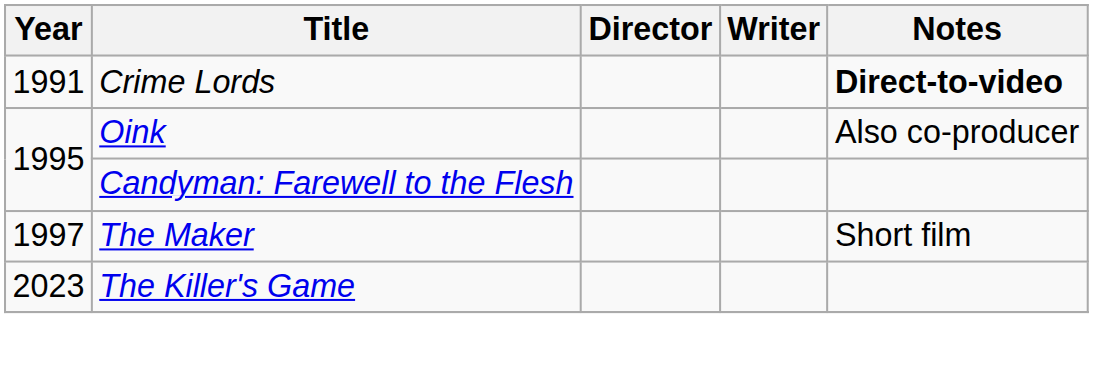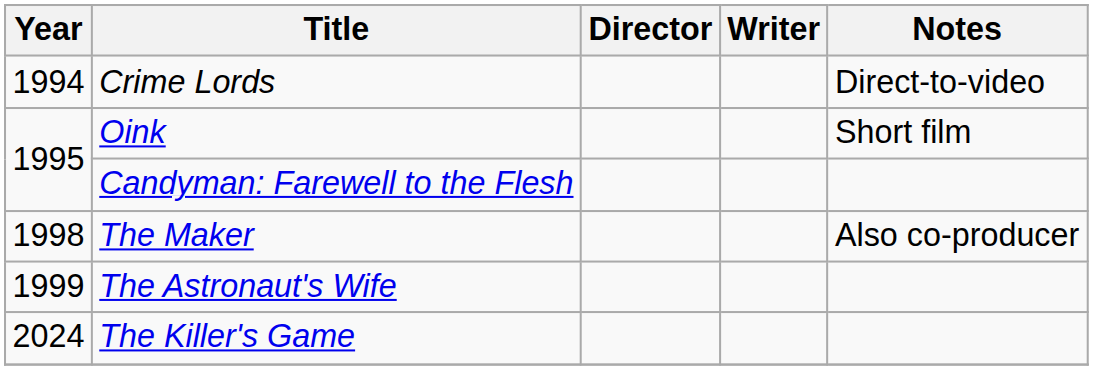(48, 81) 1991 -> (48, 81) 1994
(949, 81) bold -> (940, 81) normal
(957, 132) Also co-producer -> (903, 132) Short film
(48, 235) 1997 -> (48, 235) 1998
(903, 235) Short film -> (957, 235) Also co-producer
+ row: (248, 286)
(48, 286) 2023 -> (48, 337) 2024
